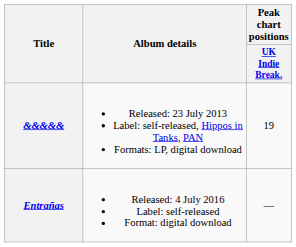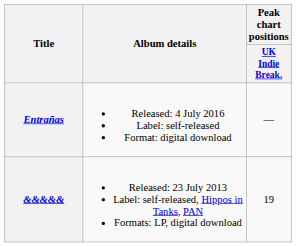rows swapped: (44, 125) <-> (44, 205)
